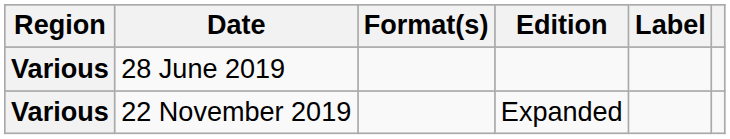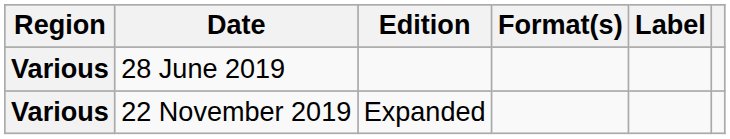columns swapped: (426, 25) <-> (562, 25)
